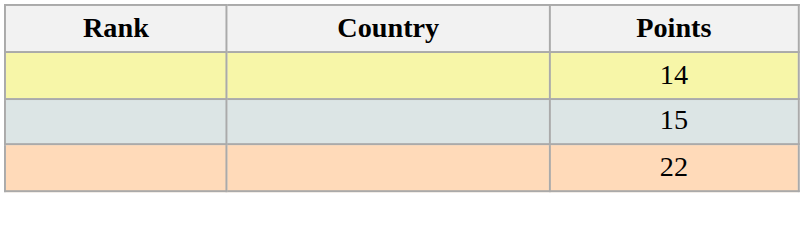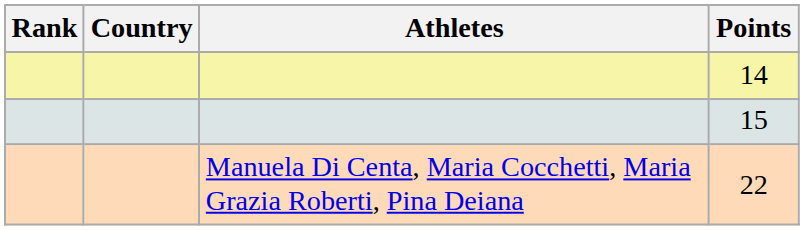+ column: (454, 28)
